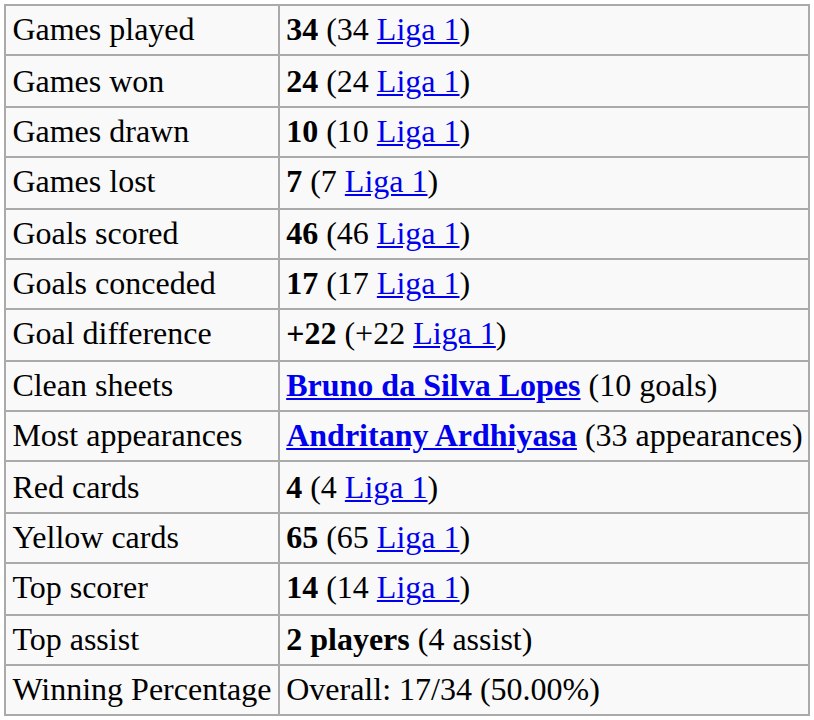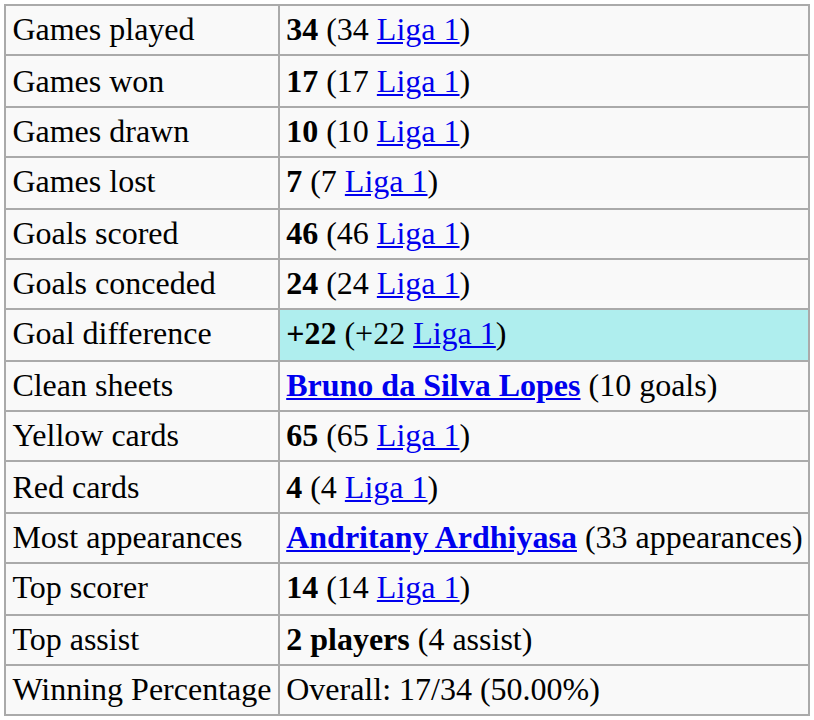(378, 80) 24 (24 Liga 1) -> (378, 80) 17 (17 Liga 1)
(378, 283) 17 (17 Liga 1) -> (378, 283) 24 (24 Liga 1)
(396, 334) no background -> (396, 334) paleturquoise background
rows swapped: (96, 537) <-> (127, 435)
